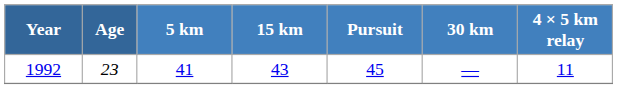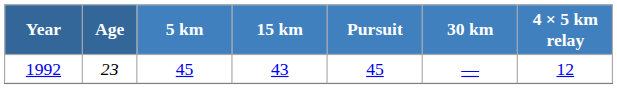(185, 69) 41 -> (185, 69) 45
(565, 69) 11 -> (565, 69) 12
